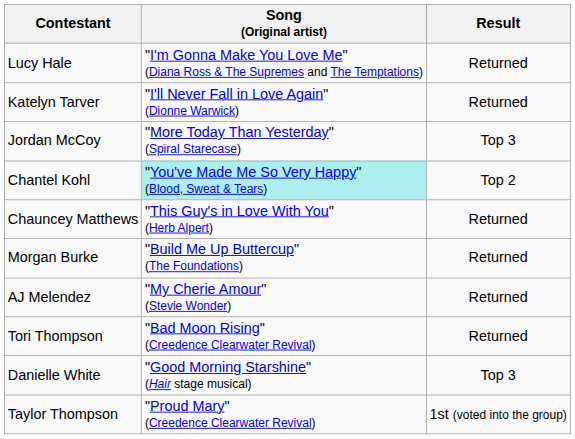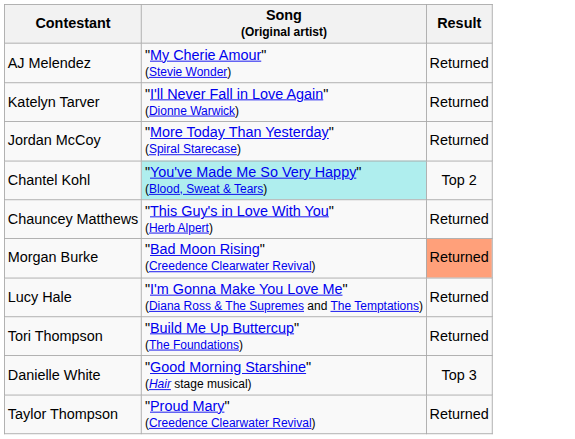rows swapped: (49, 297) <-> (40, 63)
(498, 141) Top 3 -> (459, 141) Returned
(222, 258) "Build Me Up Buttercup" (The Foundations) -> (230, 258) "Bad Moon Rising" (Creedence Clearwater Revival)
(498, 258) no background -> (459, 258) lightsalmon background
(230, 336) "Bad Moon Rising" (Creedence Clearwater Revival) -> (222, 336) "Build Me Up Buttercup" (The Foundations)
(498, 414) 1st (voted into the group) -> (459, 414) Returned
